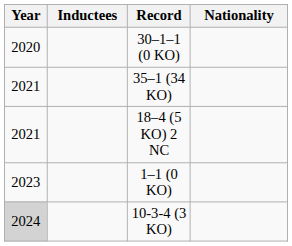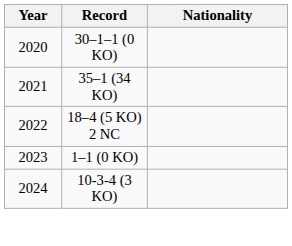- column: (87, 16)
(26, 134) 2021 -> (33, 126) 2022
(26, 221) lightgrey background -> (33, 188) no background
